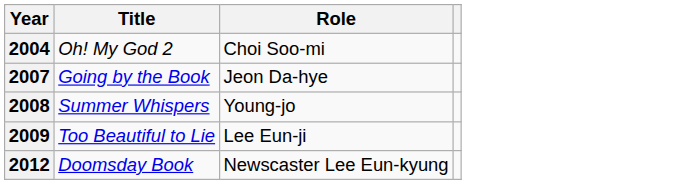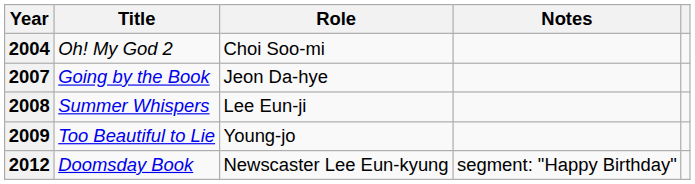+ column: (567, 19)
(260, 106) Young-jo -> (265, 106) Lee Eun-ji
(265, 135) Lee Eun-ji -> (260, 135) Young-jo
